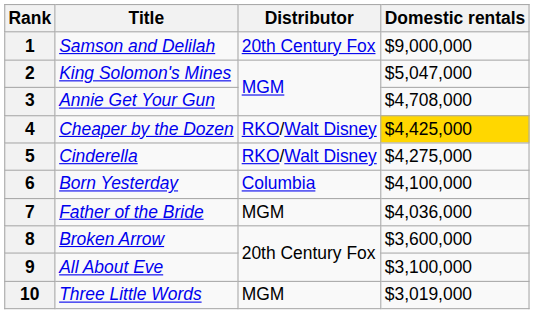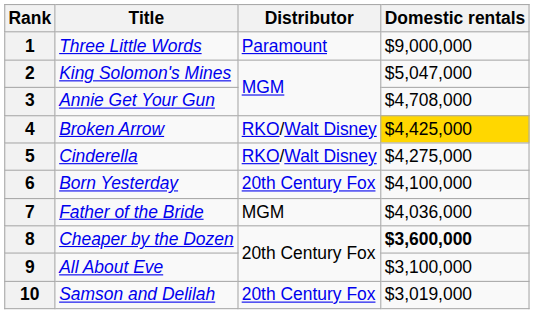(137, 45) Samson and Delilah -> (130, 45) Three Little Words
(309, 45) 20th Century Fox -> (284, 45) Paramount
(146, 128) Cheaper by the Dozen -> (112, 128) Broken Arrow
(279, 184) Columbia -> (309, 184) 20th Century Fox
(112, 239) Broken Arrow -> (146, 239) Cheaper by the Dozen
(428, 239) normal -> (428, 239) bold
(130, 294) Three Little Words -> (137, 294) Samson and Delilah
(263, 294) MGM -> (309, 294) 20th Century Fox
